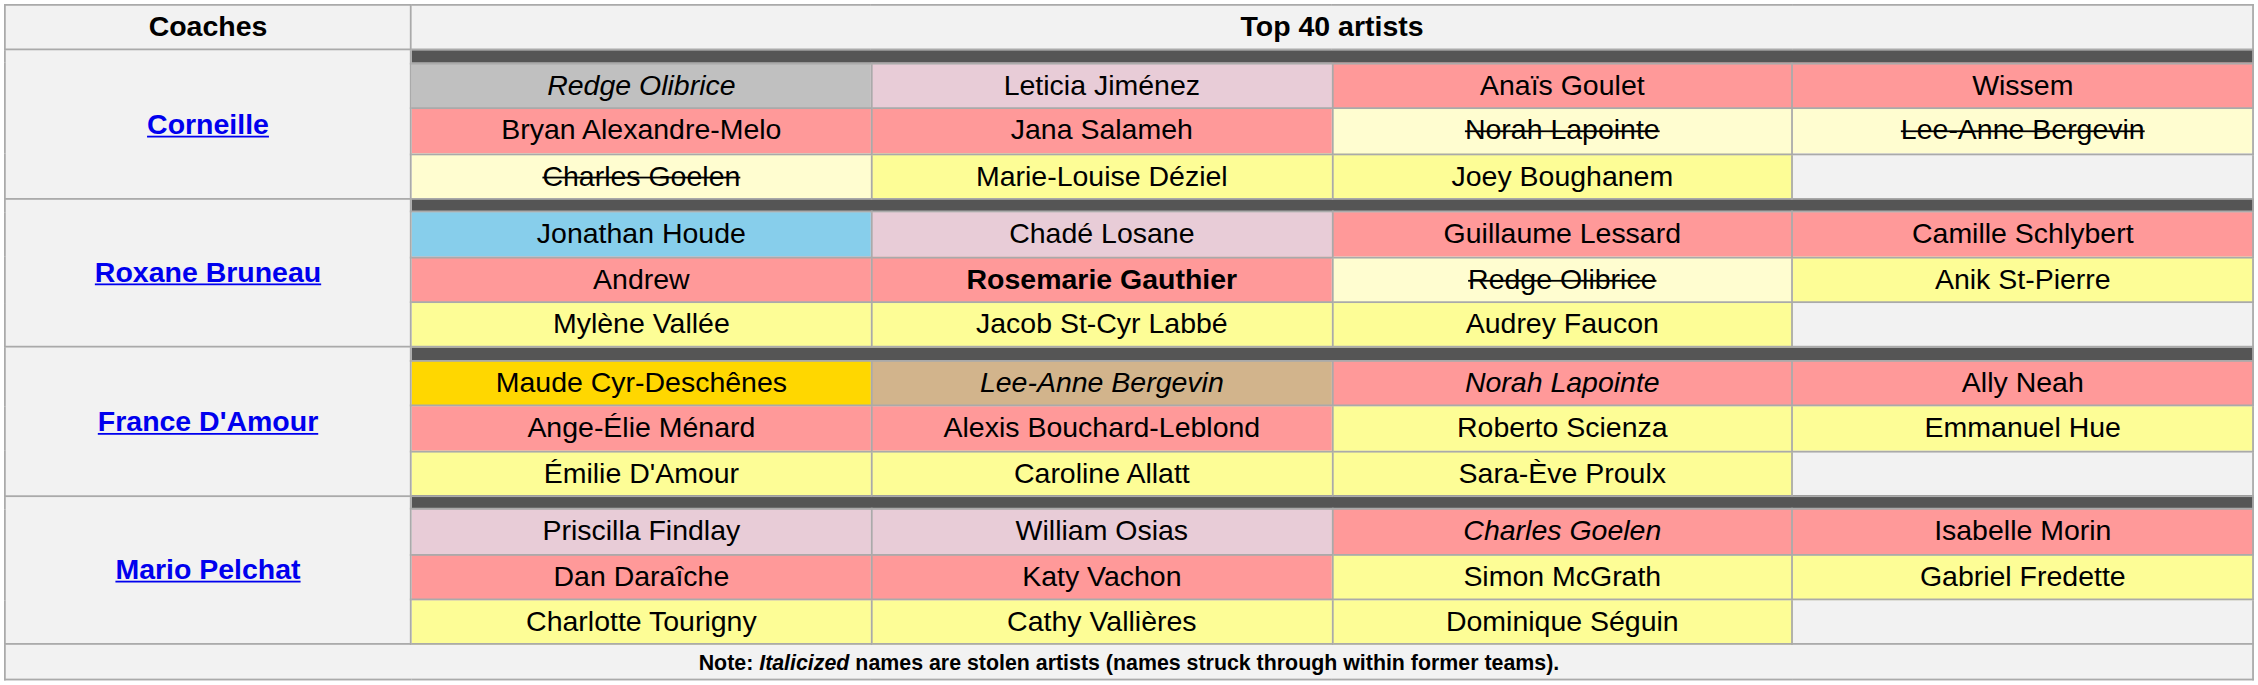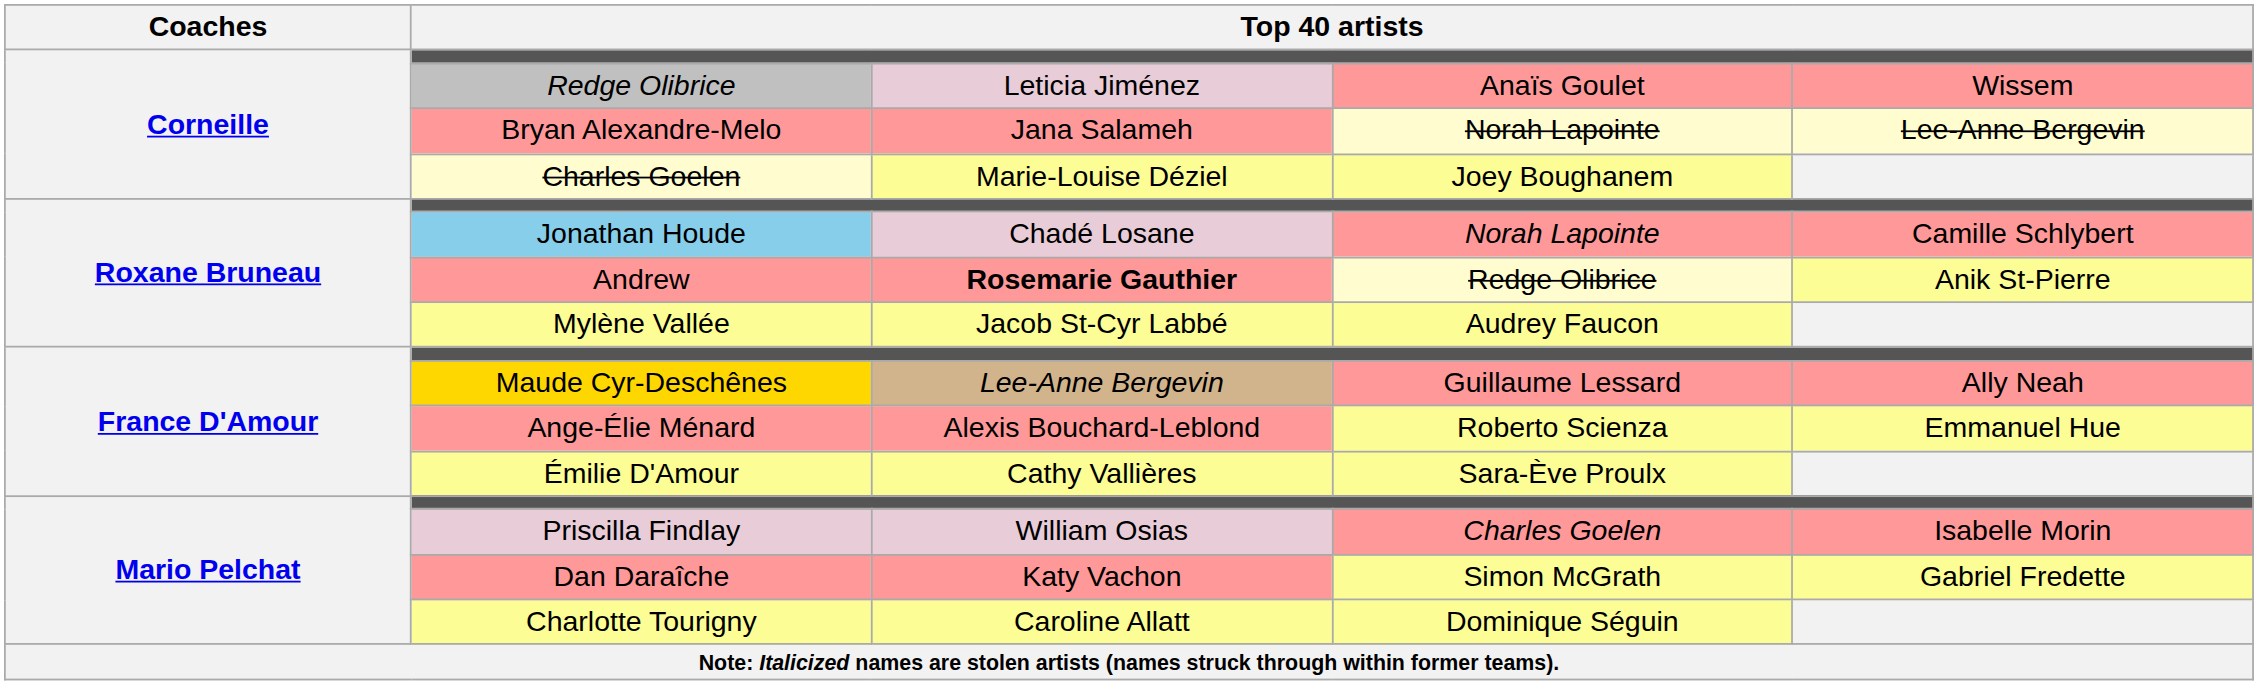(1562, 234) Guillaume Lessard -> (1562, 234) Norah Lapointe
(1562, 382) Norah Lapointe -> (1562, 382) Guillaume Lessard
(1102, 472) Caroline Allatt -> (1102, 472) Cathy Vallières
(1102, 621) Cathy Vallières -> (1102, 621) Caroline Allatt
